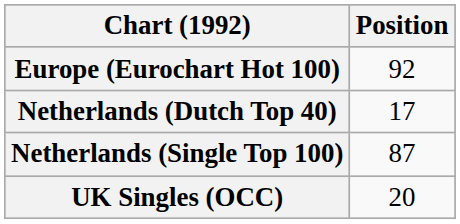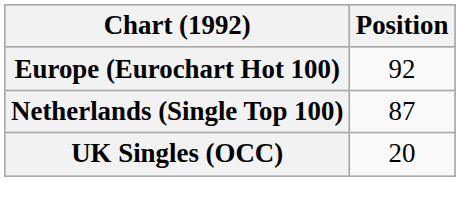- row: (177, 111)
